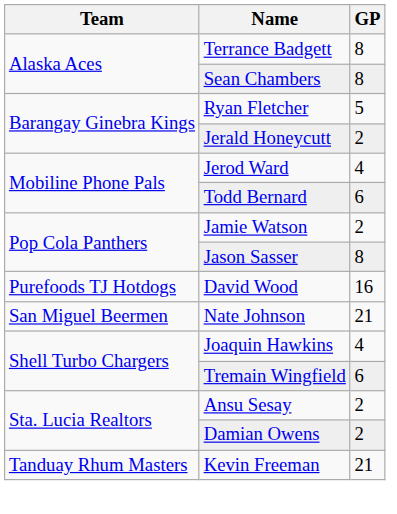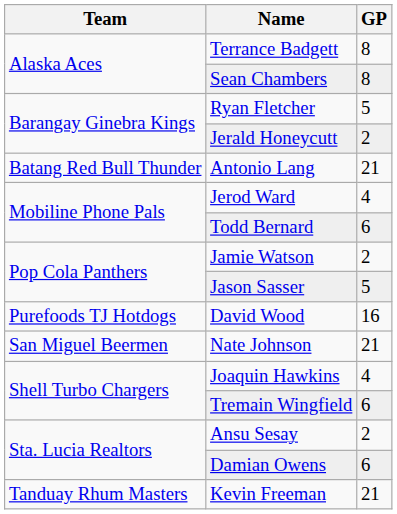+ row: (262, 167)
(359, 256) 8 -> (366, 286) 5
(359, 434) 2 -> (366, 464) 6
